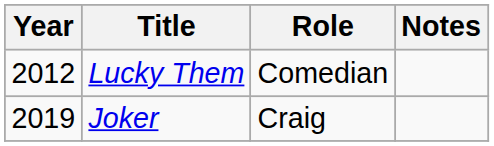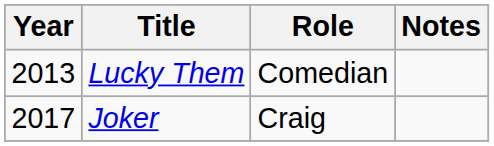(43, 72) 2012 -> (43, 72) 2013
(43, 118) 2019 -> (43, 118) 2017
